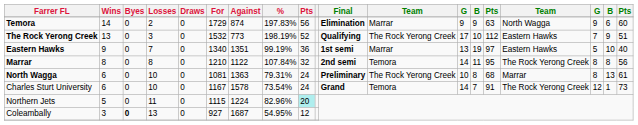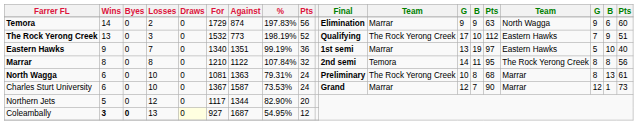(217, 88) 1167 -> (218, 88) 1367
(240, 88) 1578 -> (240, 88) 1587
(278, 88) 73.54% -> (278, 88) 73.53%
(383, 88) Temora -> (381, 88) Marrar
(464, 88) 14 -> (464, 88) 12
(490, 88) 91 -> (490, 88) 90
(546, 88) The Rock Yerong Creek -> (514, 88) Marrar
(152, 100) 11 -> (153, 100) 12
(217, 100) 1115 -> (217, 100) 1117
(240, 100) 1224 -> (240, 100) 1344
(278, 100) 82.96% -> (278, 100) 82.90%
(305, 100) paleturquoise background -> (305, 100) no background
(104, 113) normal -> (104, 113) bold
(182, 113) no background -> (182, 113) lightyellow background
